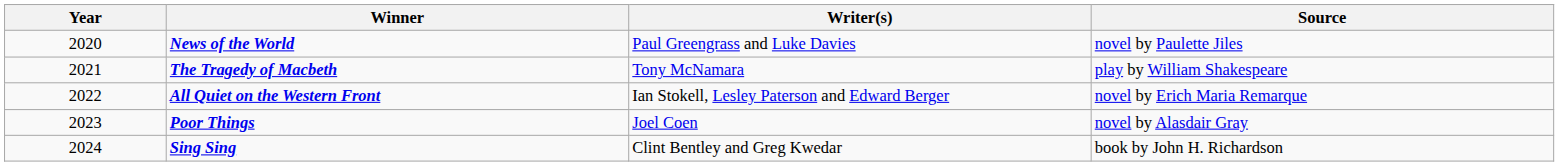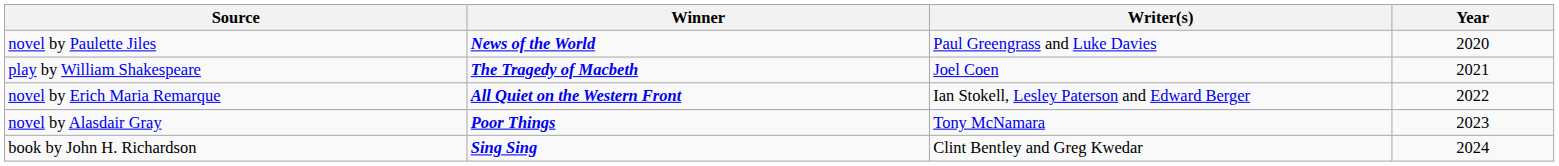columns swapped: (85, 17) <-> (1322, 17)
(688, 69) Tony McNamara -> (966, 69) Joel Coen
(665, 122) Joel Coen -> (989, 122) Tony McNamara
